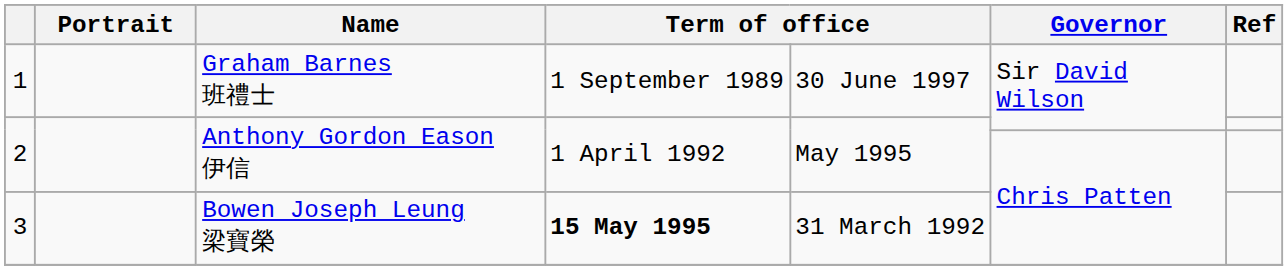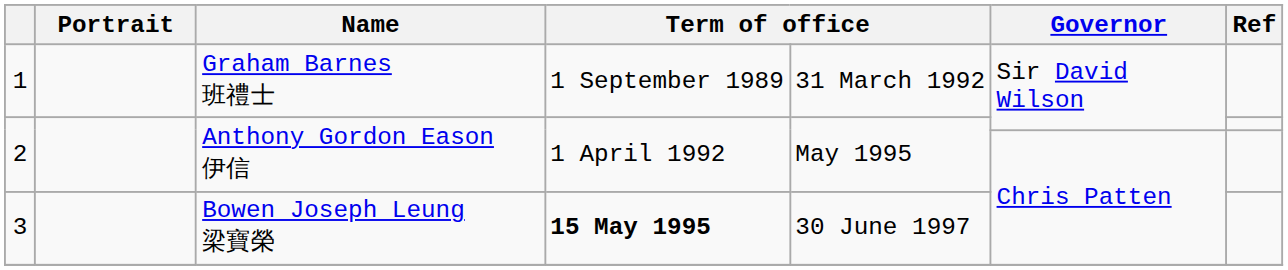(883, 81) 30 June 1997 -> (890, 81) 31 March 1992
(890, 228) 31 March 1992 -> (883, 228) 30 June 1997
